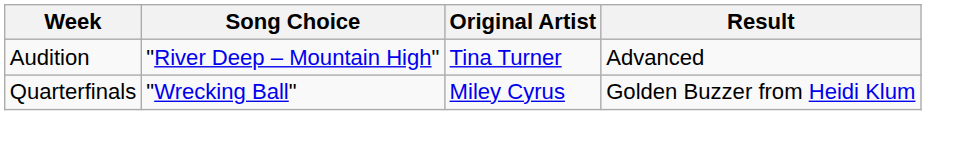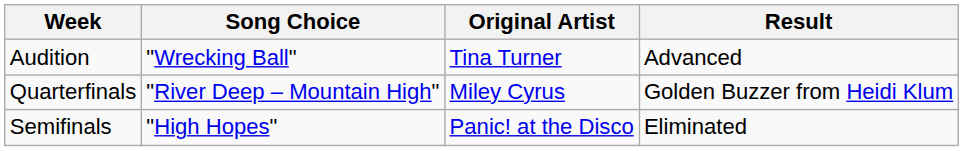(293, 57) "River Deep – Mountain High" -> (221, 57) "Wrecking Ball"
(221, 92) "Wrecking Ball" -> (293, 92) "River Deep – Mountain High"
+ row: (61, 127)
